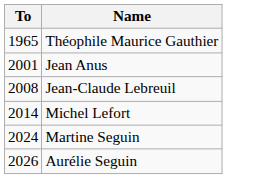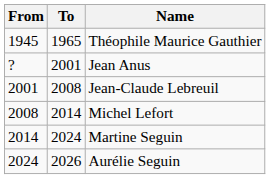+ column: (26, 16)
